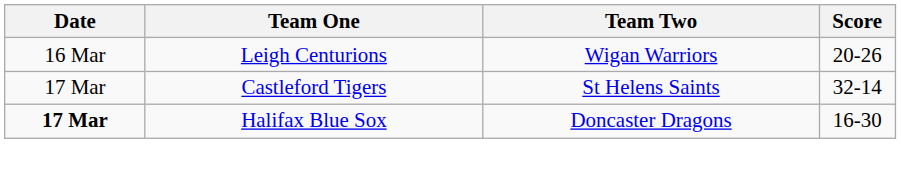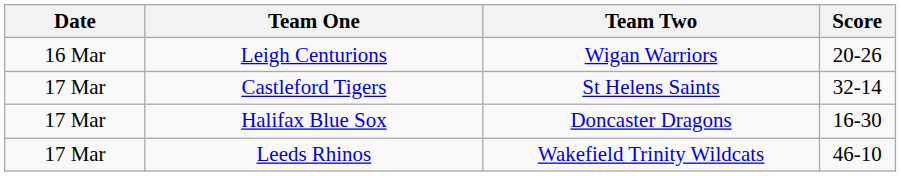(75, 120) bold -> (75, 120) normal
+ row: (314, 154)
